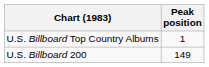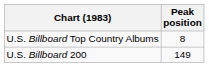(182, 39) 1 -> (182, 39) 8
